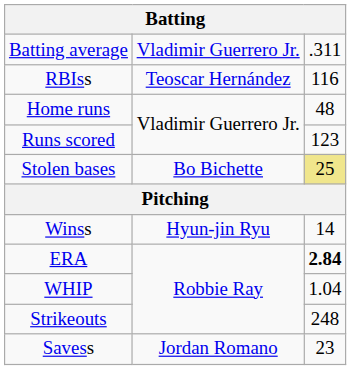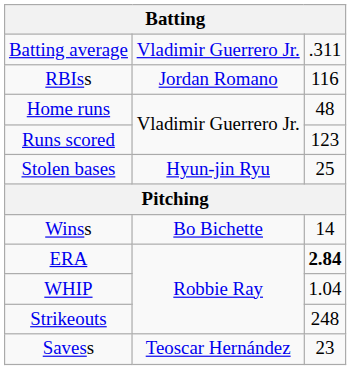(218, 79) Teoscar Hernández -> (218, 79) Jordan Romano
(218, 169) Bo Bichette -> (218, 169) Hyun-jin Ryu
(325, 169) khaki background -> (325, 169) no background
(218, 229) Hyun-jin Ryu -> (218, 229) Bo Bichette
(218, 348) Jordan Romano -> (218, 348) Teoscar Hernández
